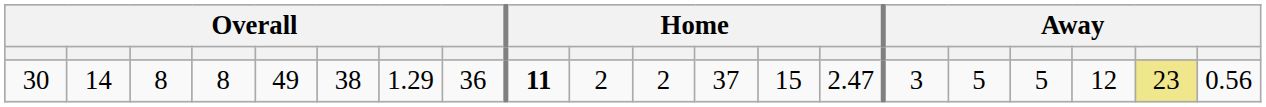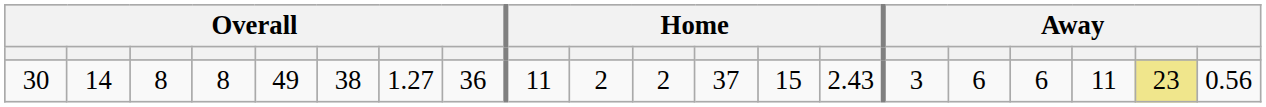(411, 80) 1.29 -> (411, 80) 1.27
(539, 80) bold -> (539, 80) normal
(851, 80) 2.47 -> (851, 80) 2.43
(979, 80) 5 -> (979, 80) 6
(1041, 80) 5 -> (1041, 80) 6
(1104, 80) 12 -> (1104, 80) 11
